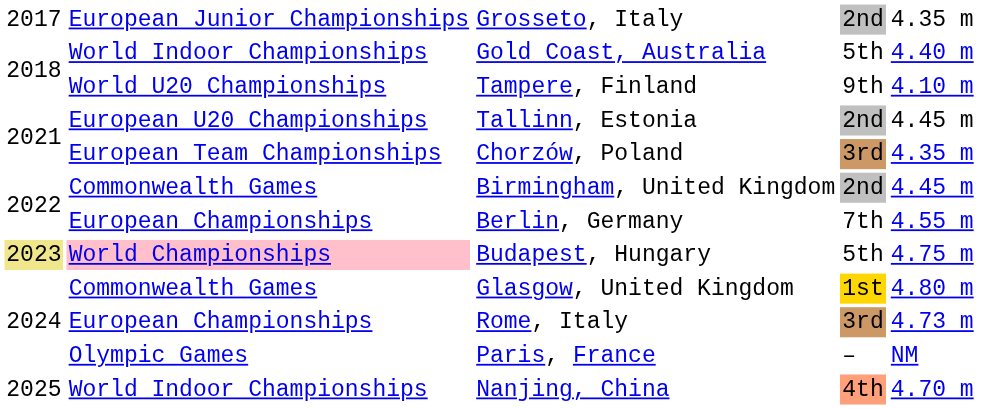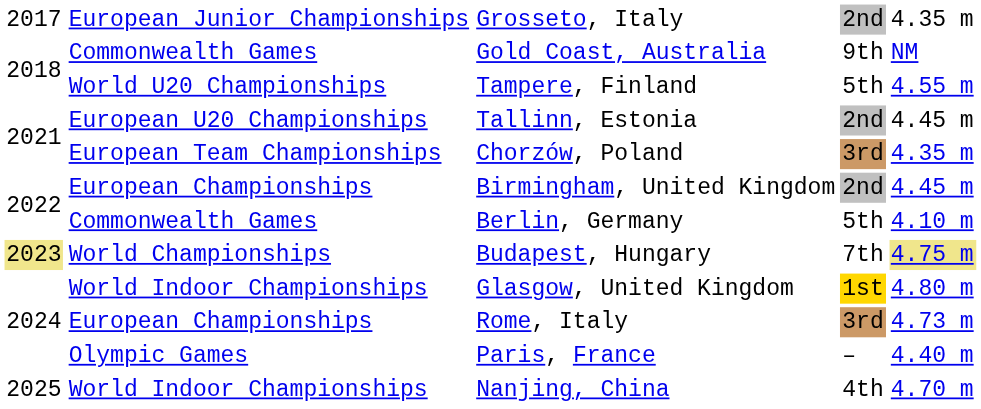(248, 53) World Indoor Championships -> (193, 53) Commonwealth Games
(863, 53) 5th -> (863, 53) 9th
(932, 53) 4.40 m -> (905, 53) NM
(863, 87) 9th -> (863, 87) 5th
(932, 87) 4.10 m -> (932, 87) 4.55 m
(193, 188) Commonwealth Games -> (221, 188) European Championships
(221, 221) European Championships -> (193, 221) Commonwealth Games
(863, 221) 7th -> (863, 221) 5th
(932, 221) 4.55 m -> (932, 221) 4.10 m
(200, 255) pink background -> (200, 255) no background
(863, 255) 5th -> (863, 255) 7th
(932, 255) no background -> (932, 255) khaki background
(193, 289) Commonwealth Games -> (248, 289) World Indoor Championships
(905, 356) NM -> (932, 356) 4.40 m
(863, 390) lightsalmon background -> (863, 390) no background
